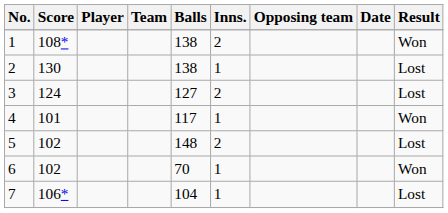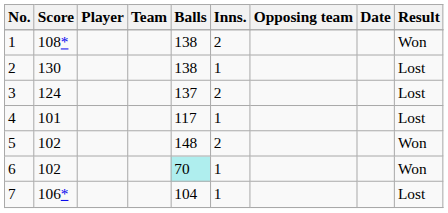(186, 93) 127 -> (186, 93) 137
(412, 118) Won -> (412, 118) Lost
(412, 143) Lost -> (412, 143) Won
(182, 169) no background -> (182, 169) paleturquoise background
